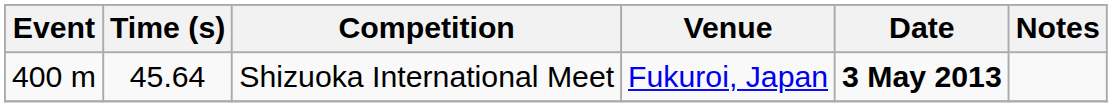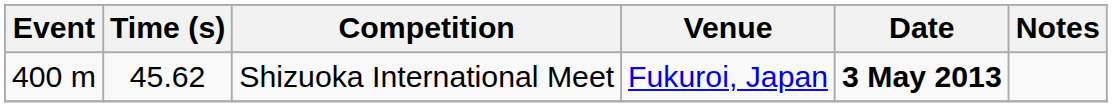(168, 76) 45.64 -> (168, 76) 45.62
